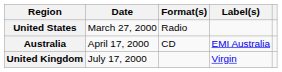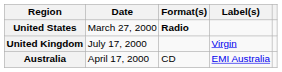(174, 28) normal -> (175, 28) bold
rows swapped: (45, 43) <-> (45, 59)
